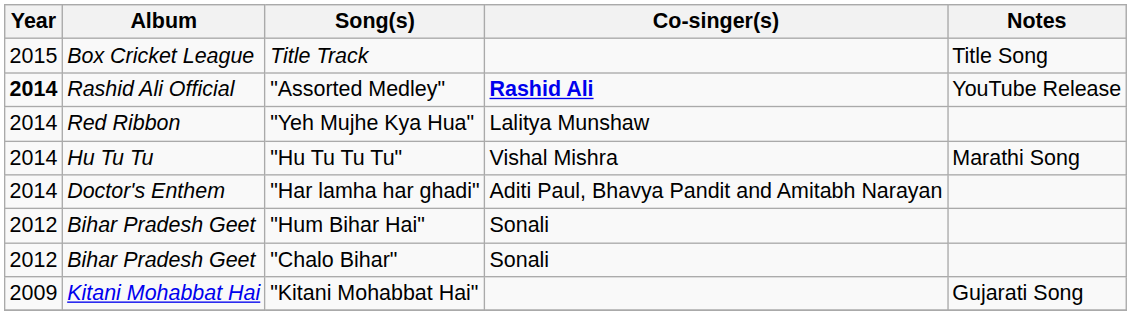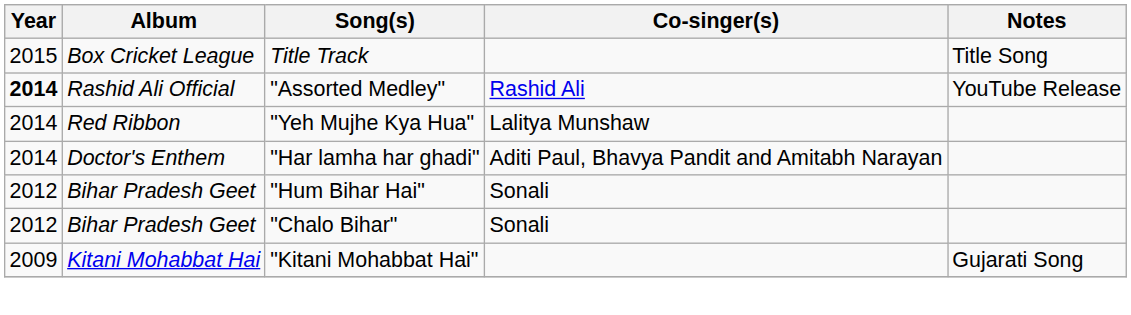(542, 89) bold -> (537, 89) normal
- row: (336, 157)
